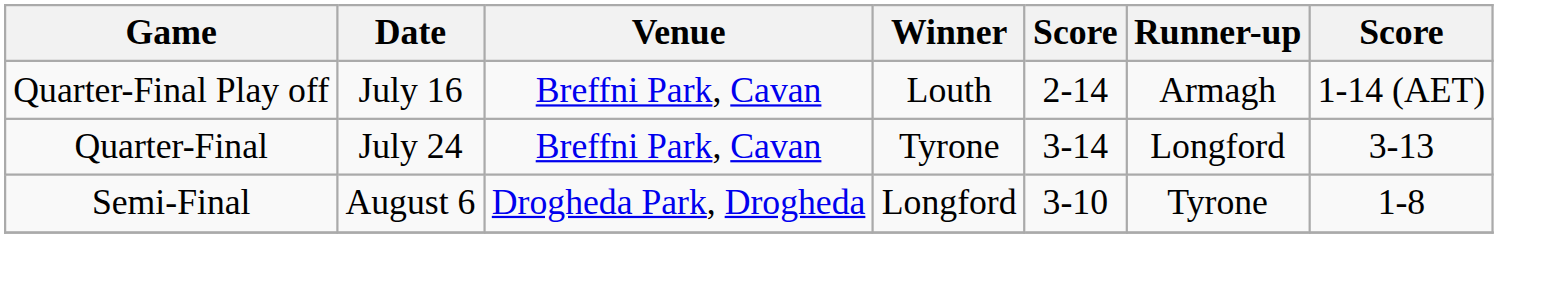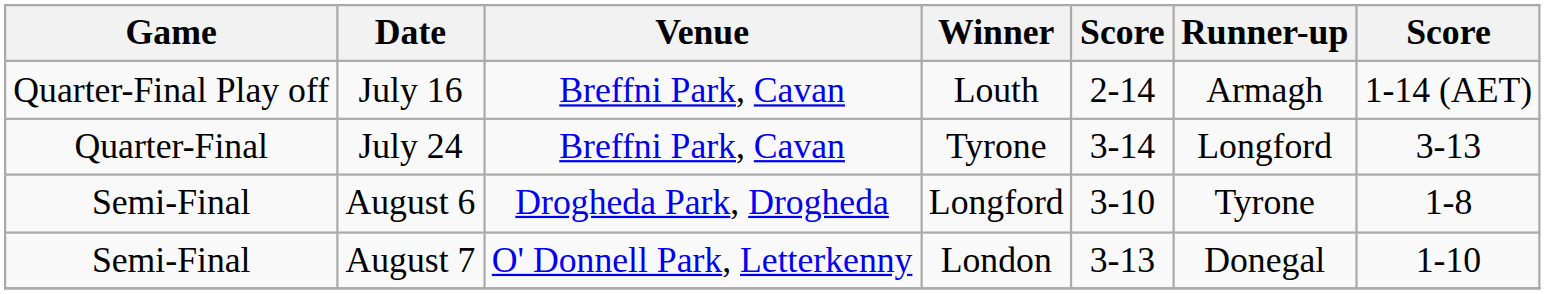+ row: (410, 259)
